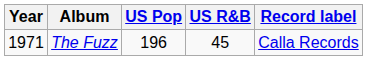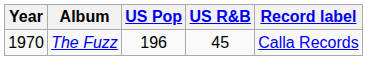(26, 42) 1971 -> (26, 42) 1970
